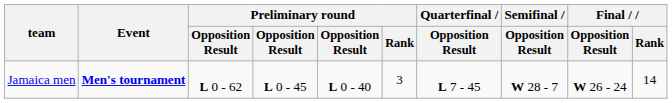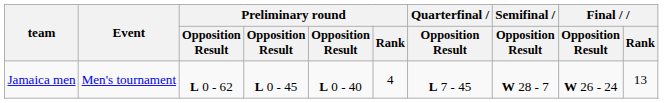(133, 80) bold -> (129, 80) normal
(400, 80) 3 -> (390, 80) 4
(650, 80) 14 -> (640, 80) 13
